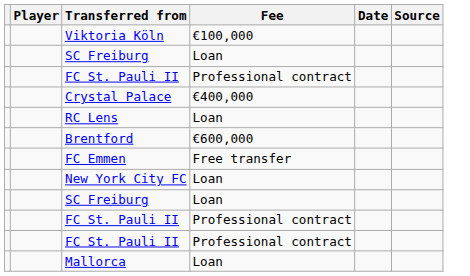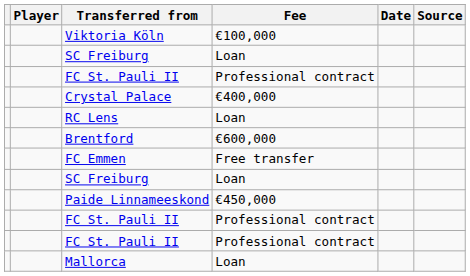- row: (126, 179)
+ row: (137, 200)
